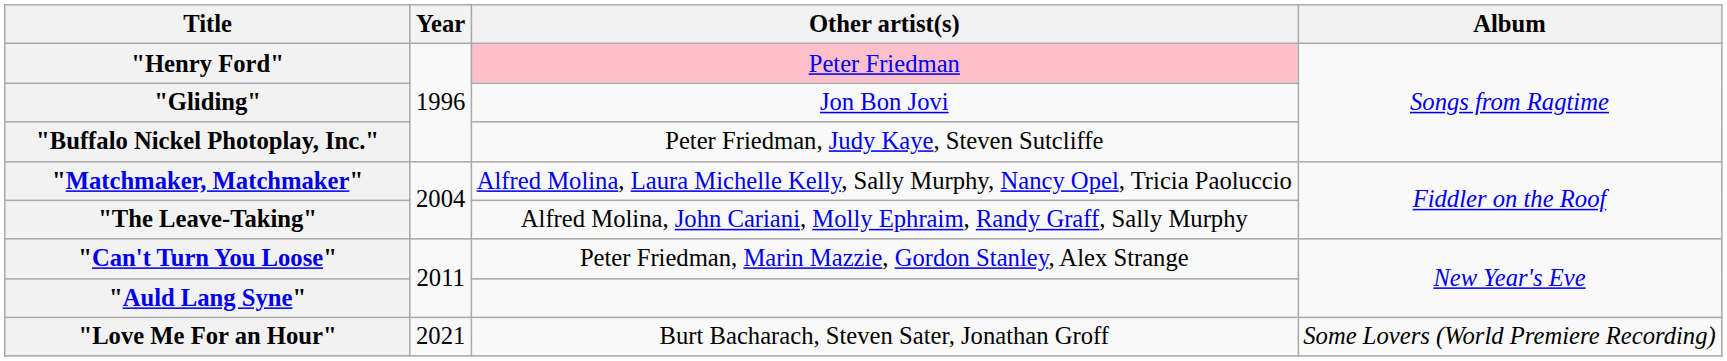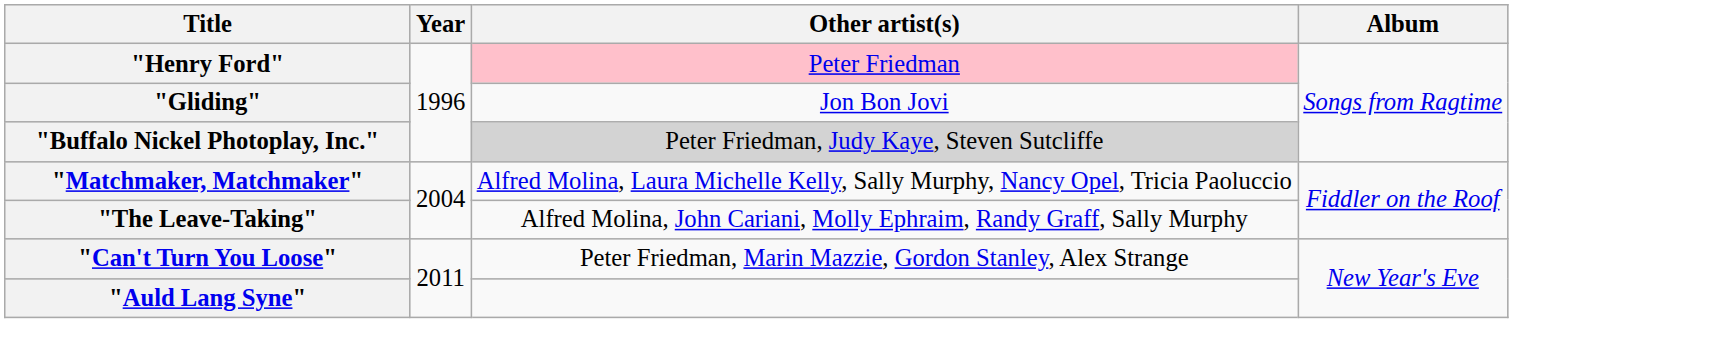(884, 141) no background -> (884, 141) lightgrey background
- row: (208, 336)
